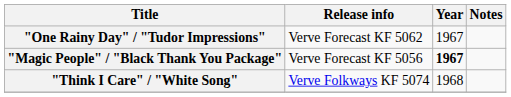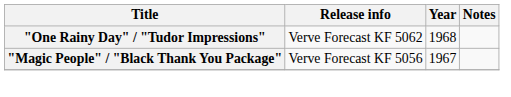(450, 37) 1967 -> (443, 37) 1968
(450, 59) bold -> (443, 59) normal
- row: (145, 80)
